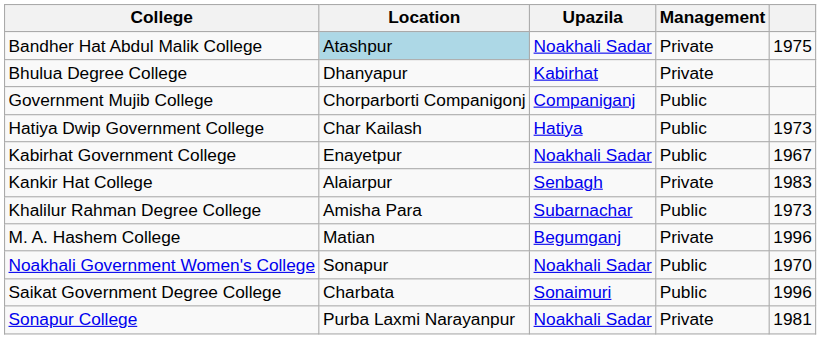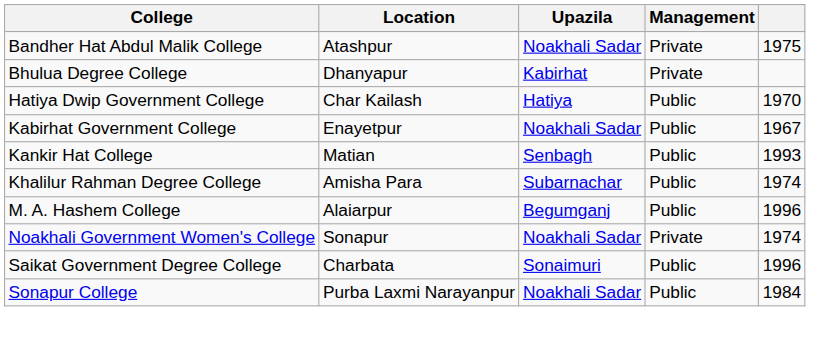(358, 45) lightblue background -> (358, 45) no background
- row: (111, 100)
(793, 127) 1973 -> (782, 100) 1970
(358, 182) Alaiarpur -> (349, 155) Matian
(687, 182) Private -> (673, 155) Public
(793, 182) 1983 -> (782, 155) 1993
(793, 210) 1973 -> (782, 182) 1974
(349, 237) Matian -> (358, 210) Alaiarpur
(687, 237) Private -> (673, 210) Public
(683, 264) Public -> (676, 237) Private
(793, 264) 1970 -> (782, 237) 1974
(687, 319) Private -> (673, 292) Public
(793, 319) 1981 -> (782, 292) 1984
